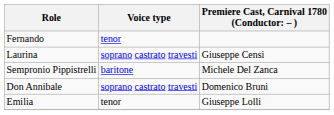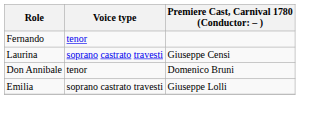- row: (51, 70)
(149, 86) soprano castrato travesti -> (77, 70) tenor
(111, 102) tenor -> (115, 86) soprano castrato travesti
